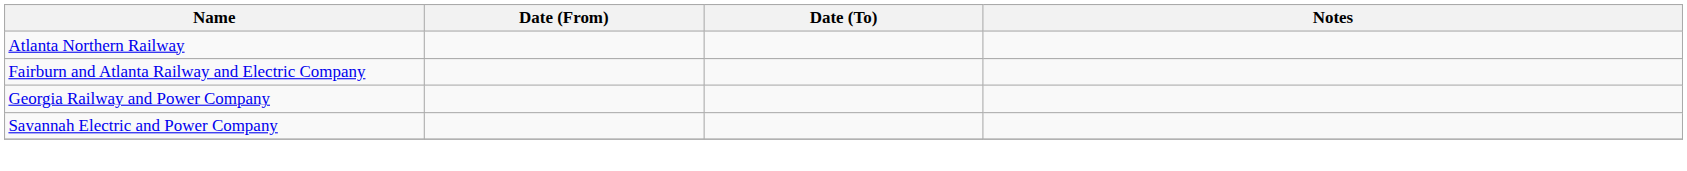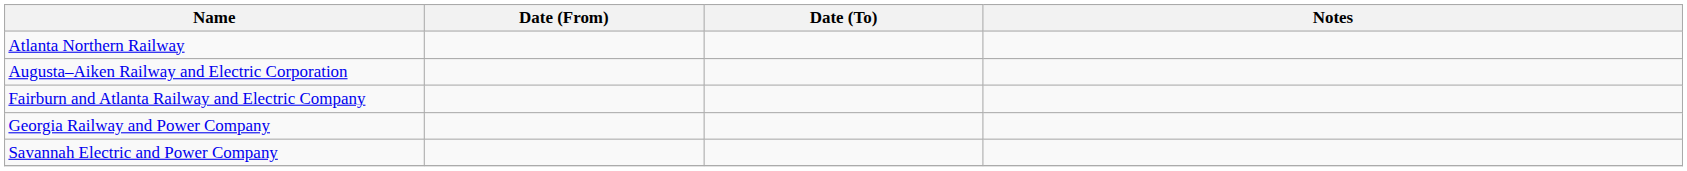+ row: (178, 71)
